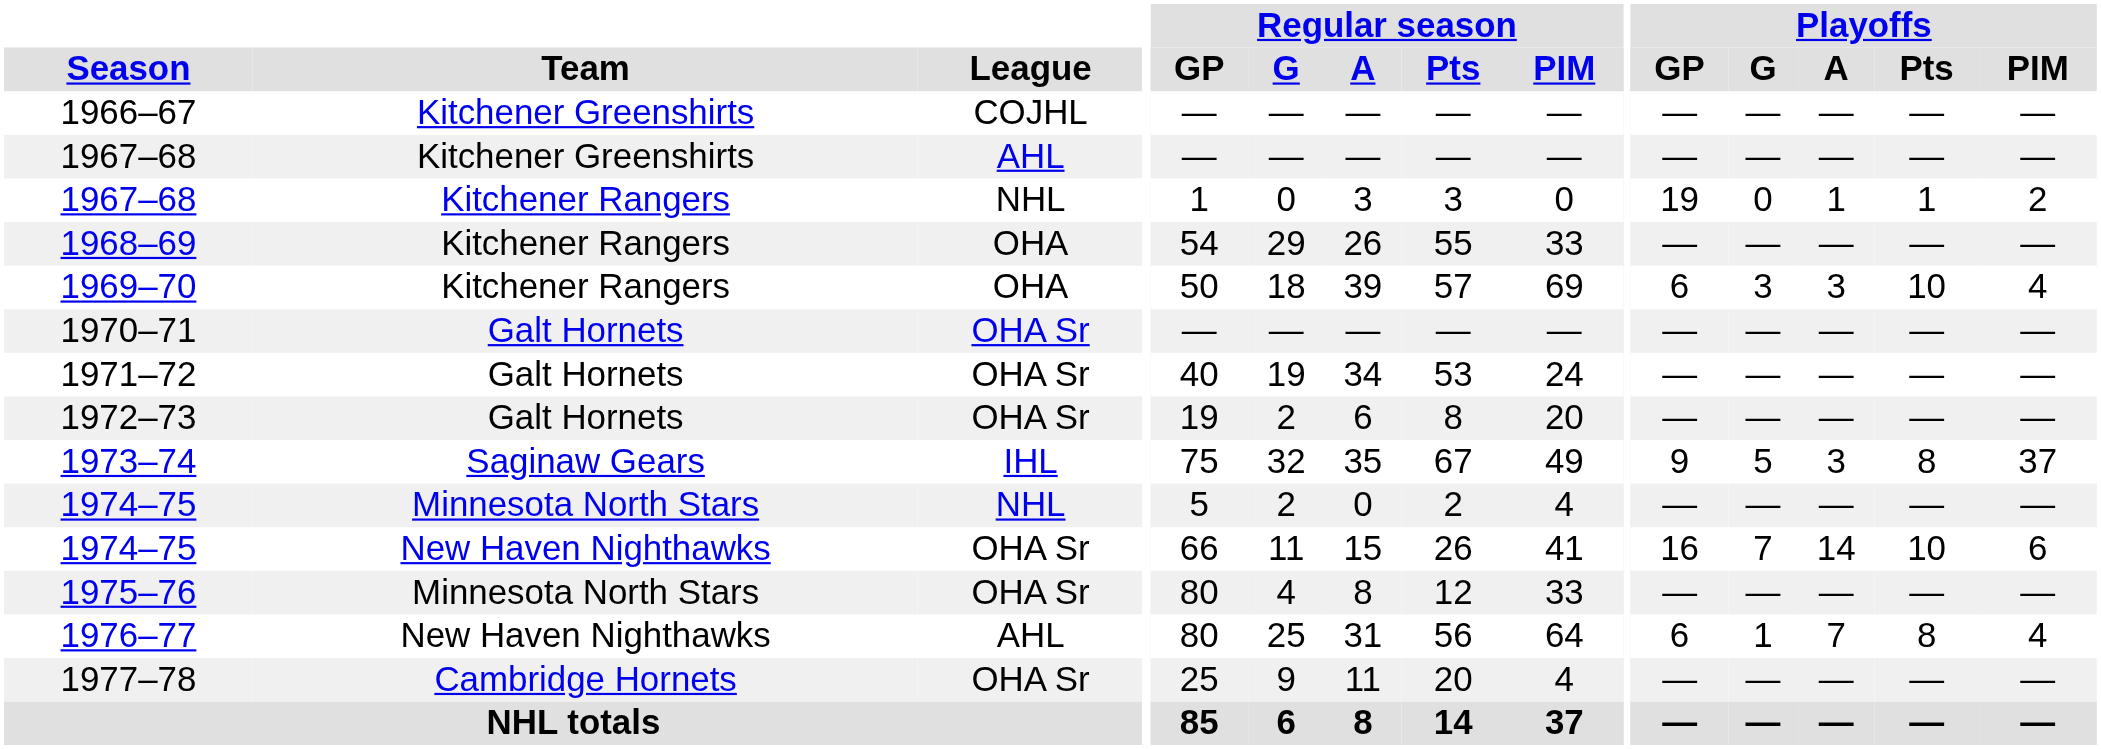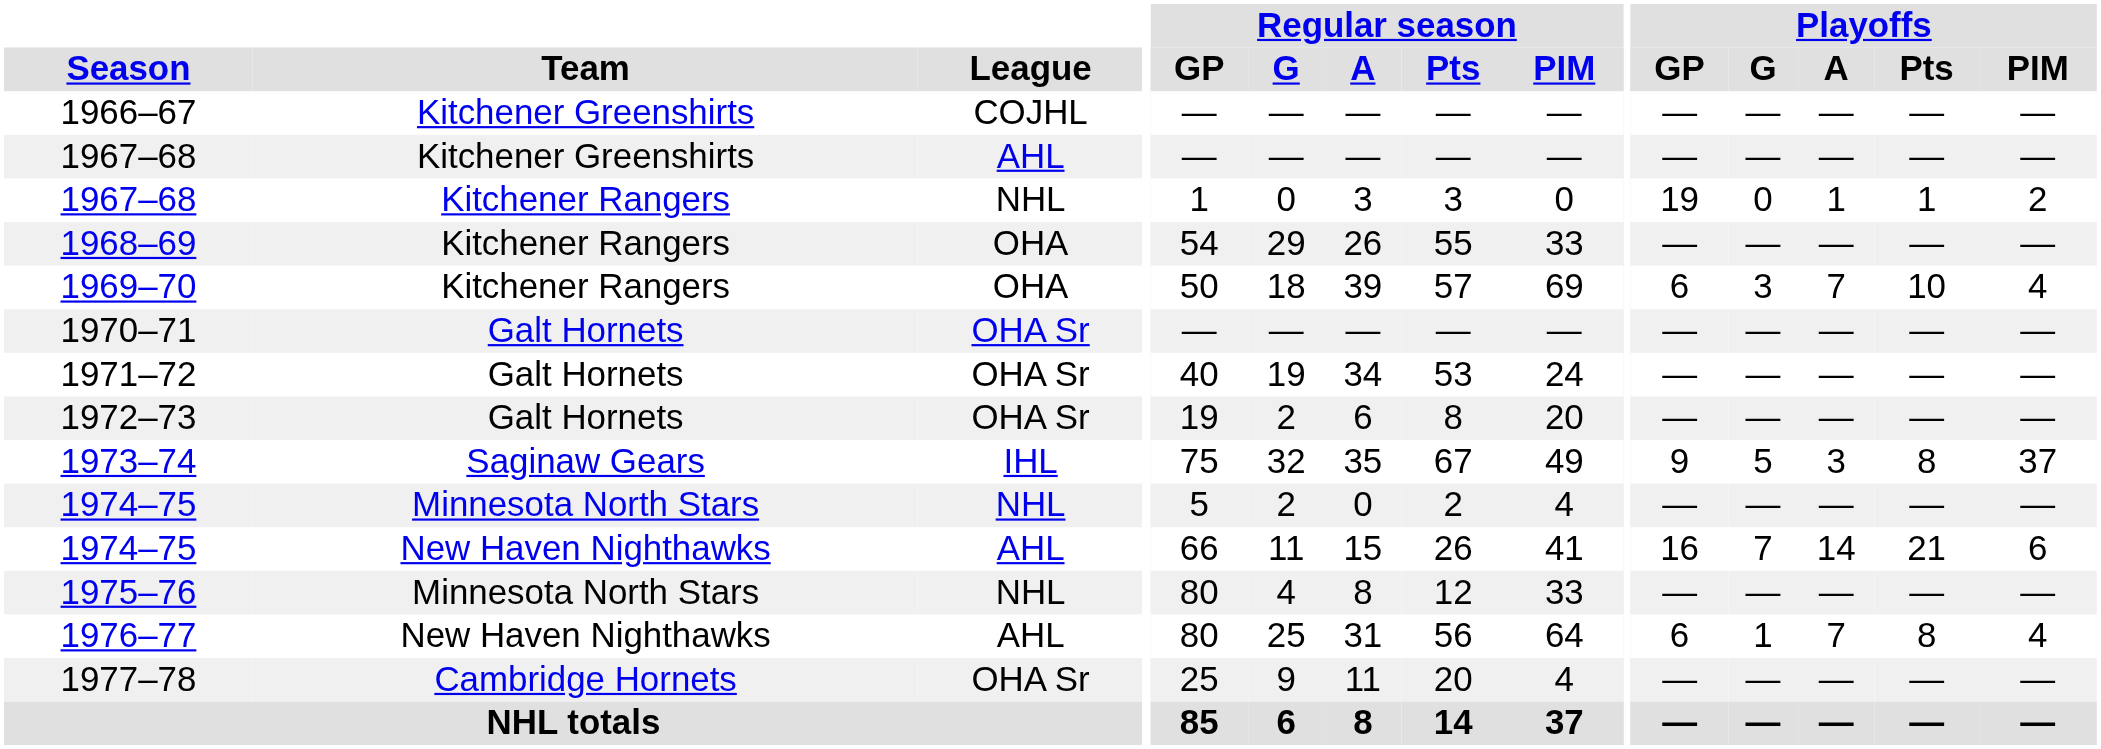(1836, 286) 3 -> (1836, 286) 7
(1031, 548) OHA Sr -> (1031, 548) AHL
(1927, 548) 10 -> (1927, 548) 21
(1031, 592) OHA Sr -> (1031, 592) NHL
